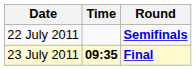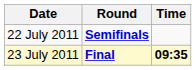columns swapped: (101, 14) <-> (156, 14)
